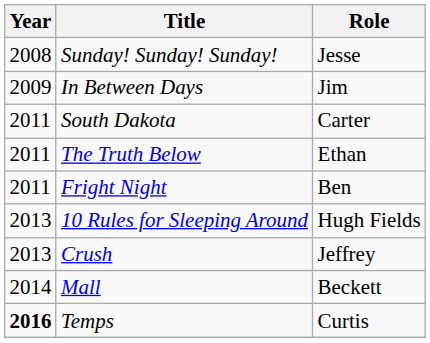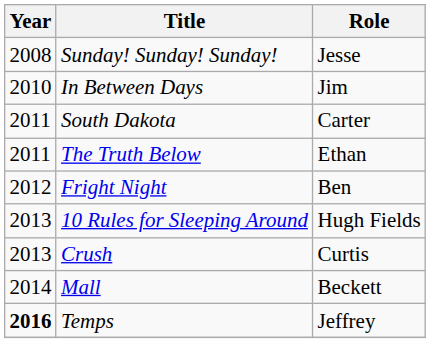(30, 87) 2009 -> (30, 87) 2010
(30, 187) 2011 -> (30, 187) 2012
(346, 253) Jeffrey -> (343, 253) Curtis
(343, 320) Curtis -> (346, 320) Jeffrey
